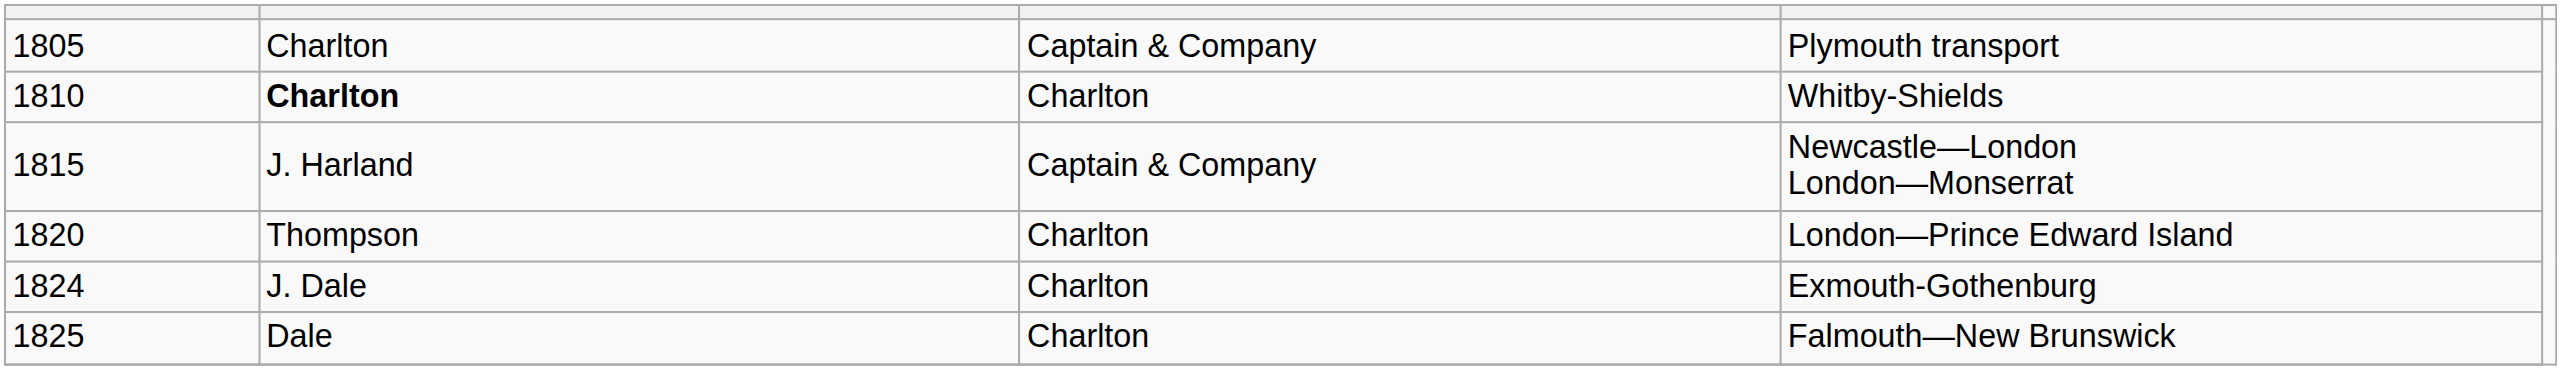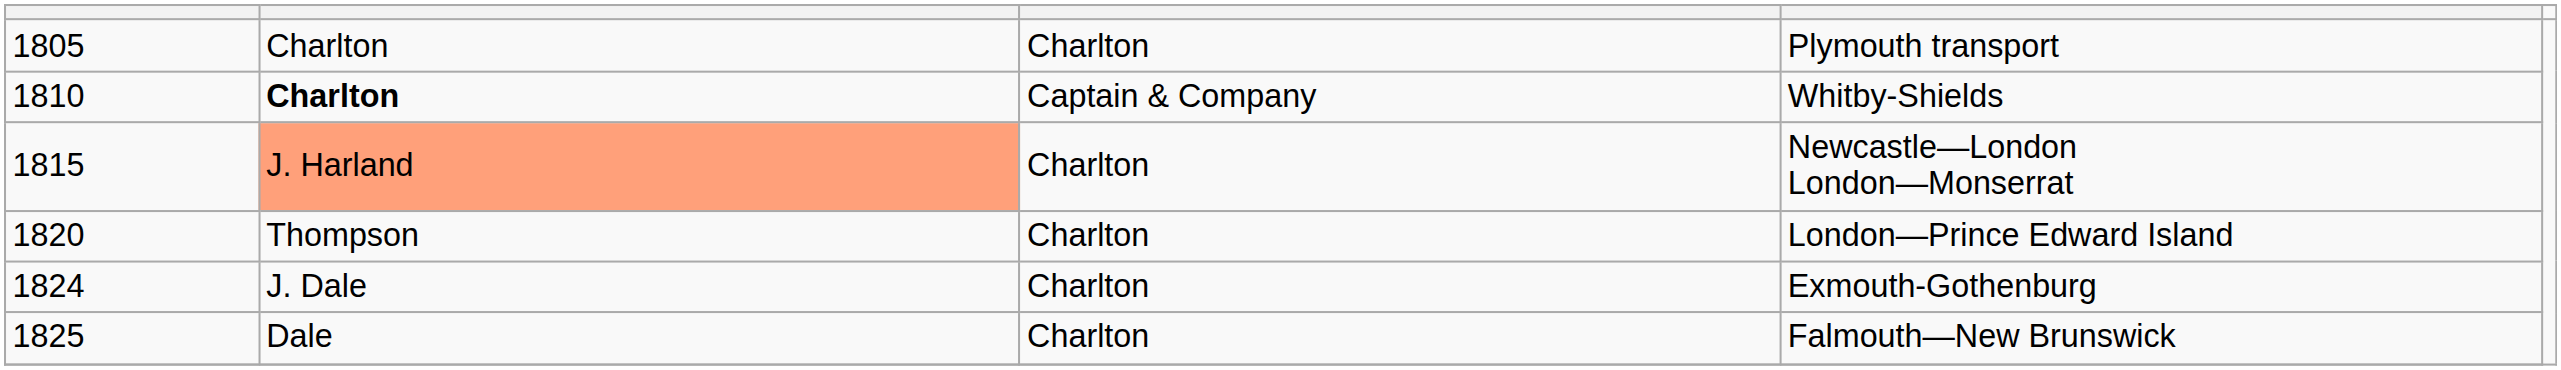(1172, 45) Captain & Company -> (1088, 45) Charlton
(1088, 96) Charlton -> (1172, 96) Captain & Company
(340, 165) no background -> (340, 165) lightsalmon background
(1172, 165) Captain & Company -> (1088, 165) Charlton
